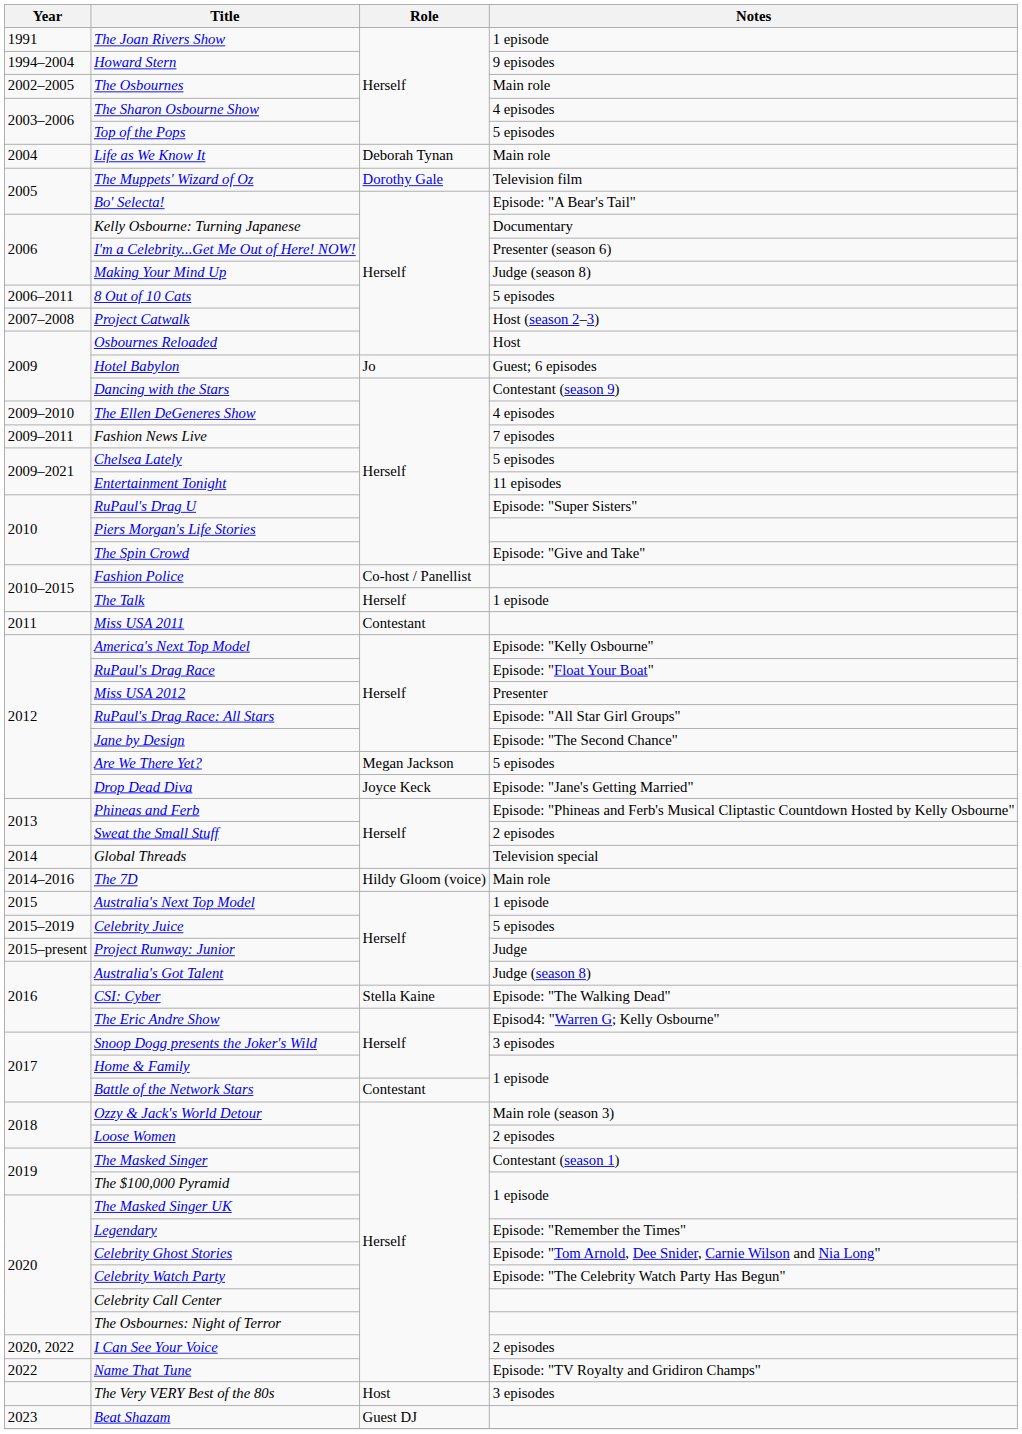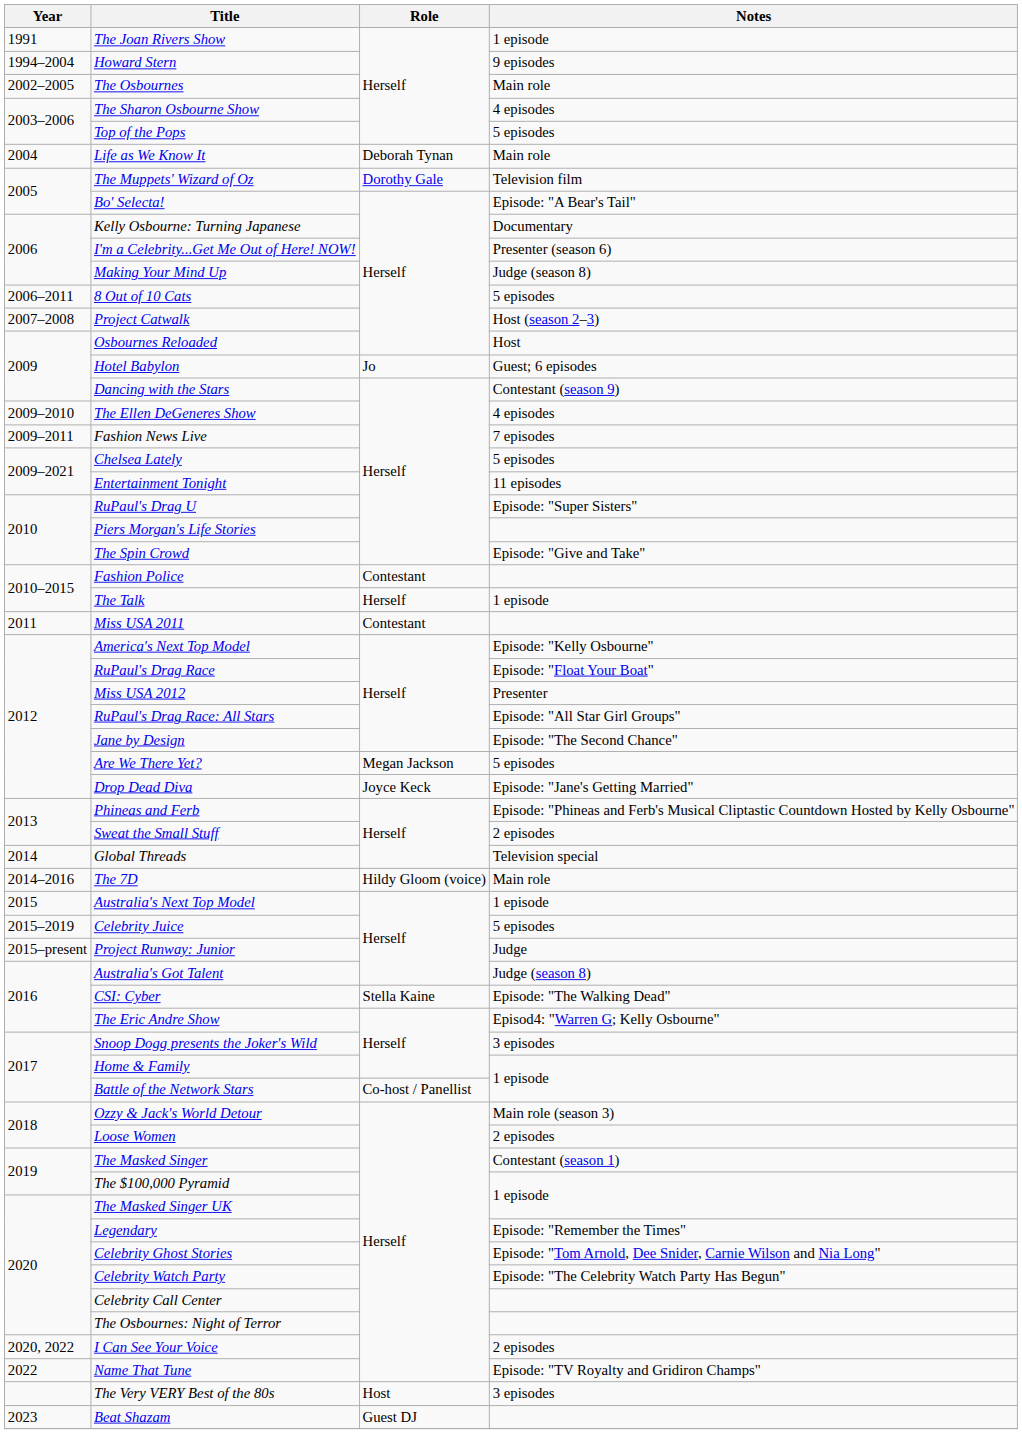(417, 576) Co-host / Panellist -> (394, 576) Contestant
(394, 1090) Contestant -> (417, 1090) Co-host / Panellist
